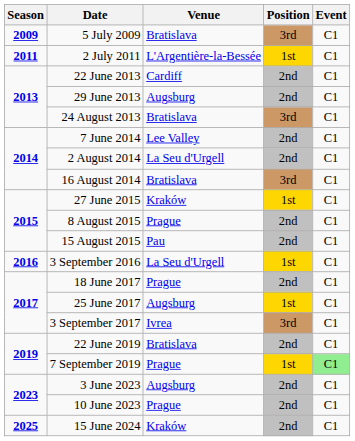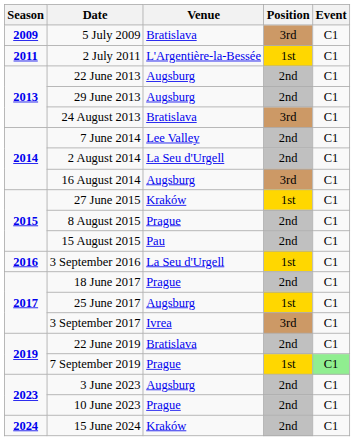(164, 76) Cardiff -> (171, 76) Augsburg
(171, 179) Bratislava -> (171, 179) Augsburg
(26, 425) 2025 -> (26, 425) 2024
